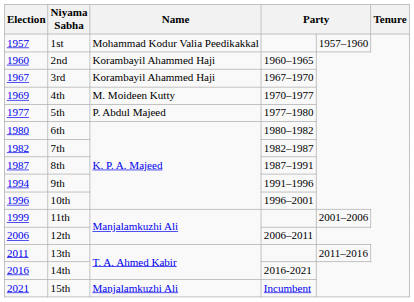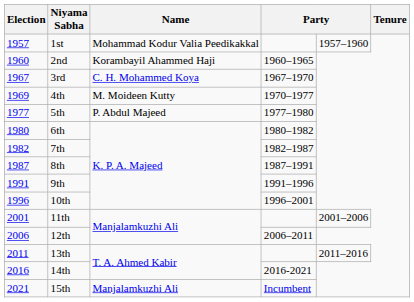(154, 78) Korambayil Ahammed Haji -> (146, 78) C. H. Mohammed Koya
(18, 183) 1994 -> (18, 183) 1991
(18, 218) 1999 -> (18, 218) 2001
